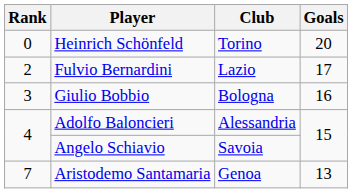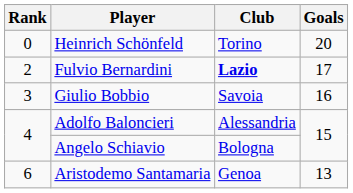(237, 69) normal -> (238, 69) bold
(246, 95) Bologna -> (240, 95) Savoia
(240, 148) Savoia -> (246, 148) Bologna
(28, 174) 7 -> (28, 174) 6
